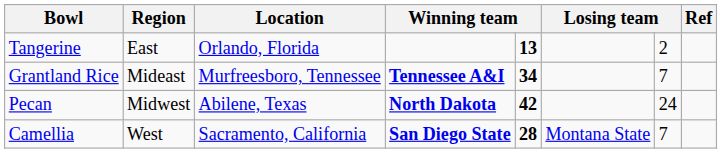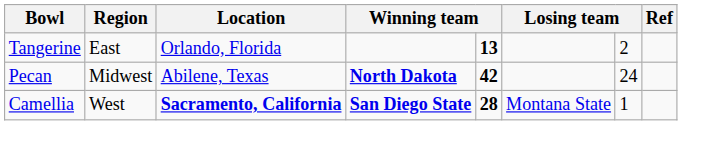- row: (64, 76)
(282, 133) normal -> (251, 104) bold
(663, 133) 7 -> (624, 104) 1
